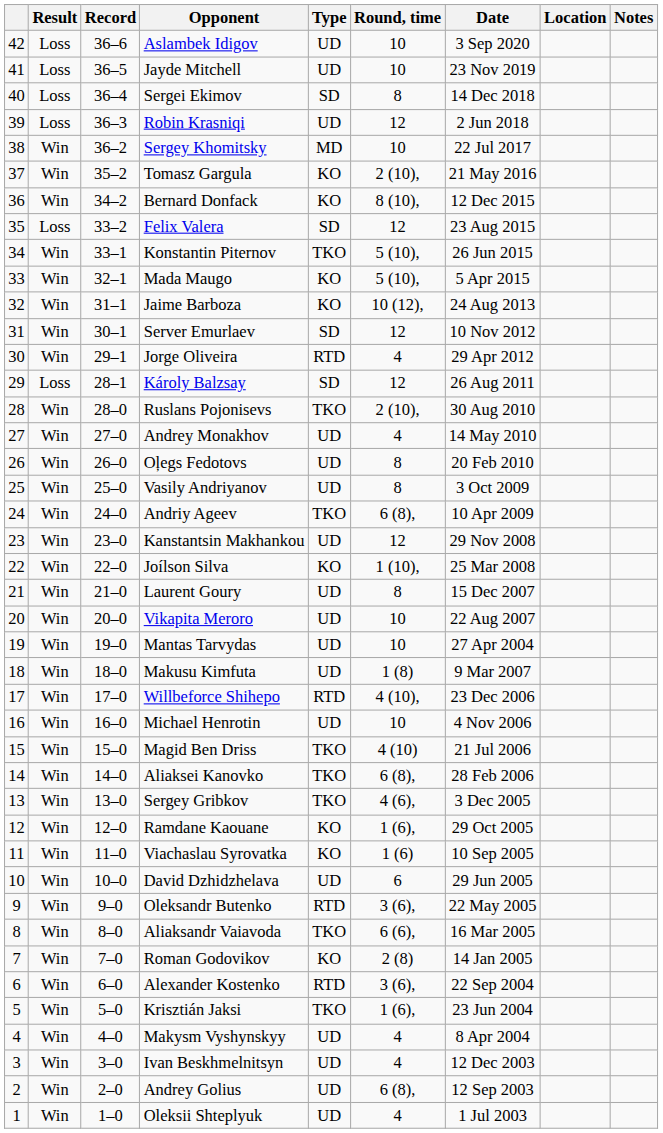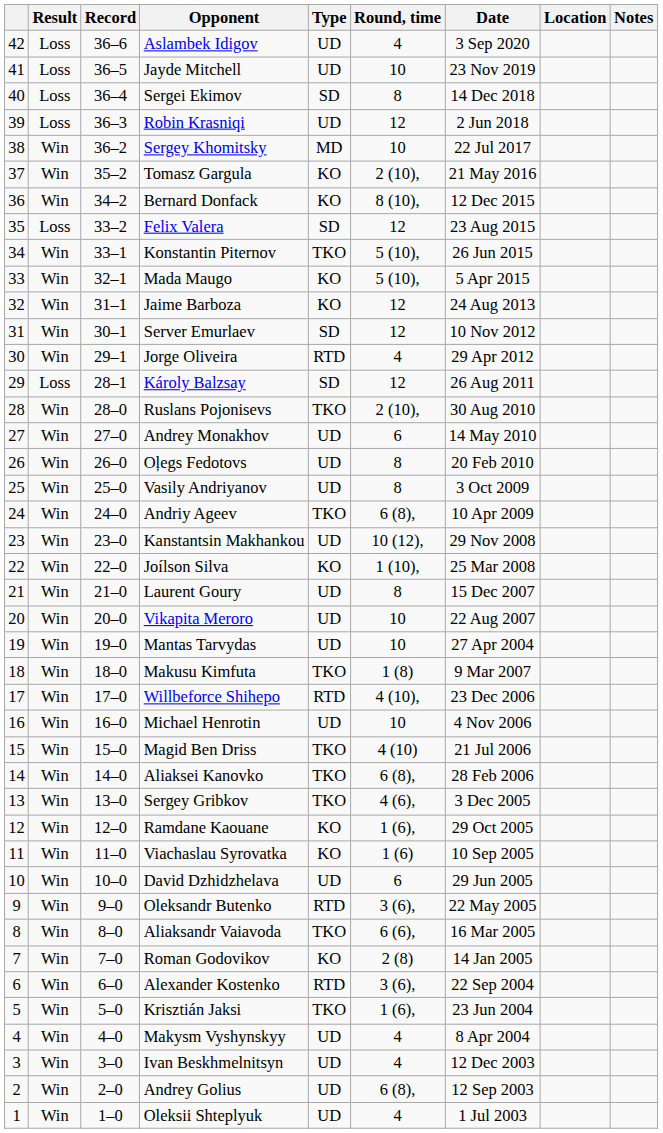(398, 43) 10 -> (398, 43) 4
(398, 305) 10 (12), -> (398, 305) 12
(398, 435) 4 -> (398, 435) 6
(398, 540) 12 -> (398, 540) 10 (12),
(329, 670) UD -> (329, 670) TKO
